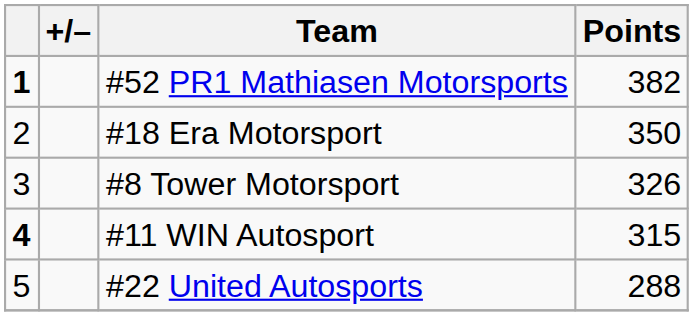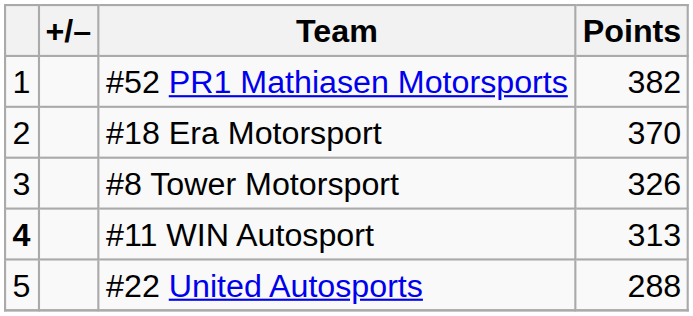(22, 82) bold -> (22, 82) normal
(654, 133) 350 -> (654, 133) 370
(654, 235) 315 -> (654, 235) 313
